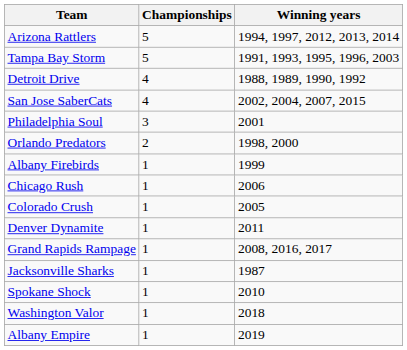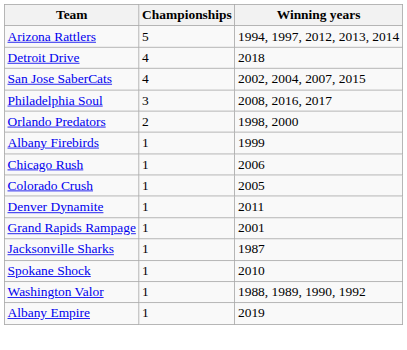- row: (56, 57)
(302, 79) 1988, 1989, 1990, 1992 -> (251, 57) 2018
(251, 121) 2001 -> (285, 100) 2008, 2016, 2017
(285, 249) 2008, 2016, 2017 -> (251, 228) 2001
(251, 313) 2018 -> (302, 292) 1988, 1989, 1990, 1992
